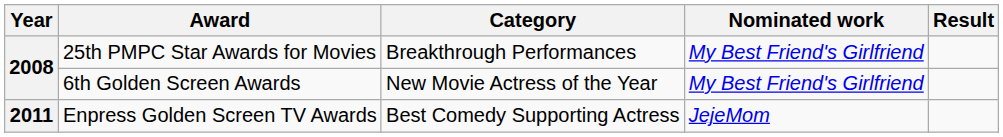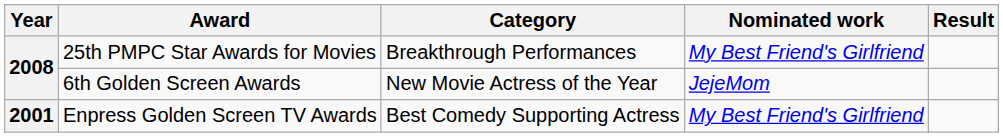(806, 83) My Best Friend's Girlfriend -> (729, 83) JejeMom
(31, 115) 2011 -> (31, 115) 2001
(729, 115) JejeMom -> (806, 115) My Best Friend's Girlfriend
